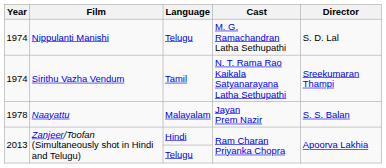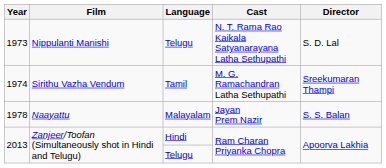(17, 37) 1974 -> (17, 43) 1973
(251, 37) M. G. Ramachandran Latha Sethupathi -> (251, 43) N. T. Rama Rao Kaikala Satyanarayana Latha Sethupathi
(251, 79) N. T. Rama Rao Kaikala Satyanarayana Latha Sethupathi -> (251, 84) M. G. Ramachandran Latha Sethupathi
